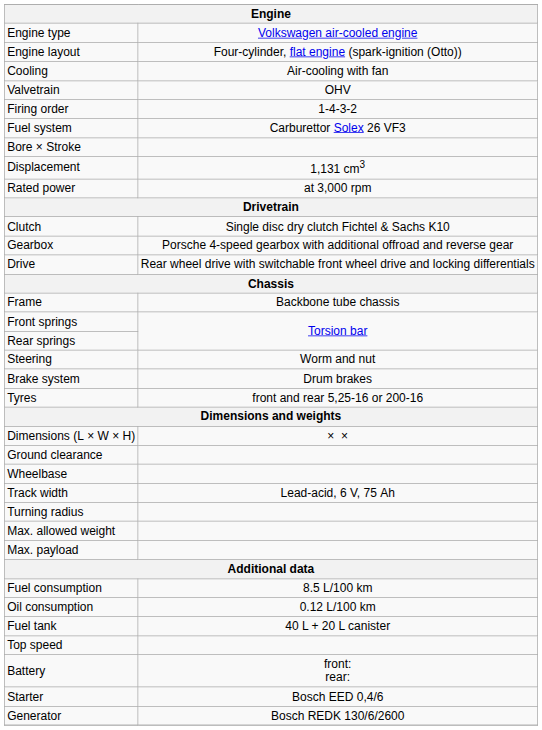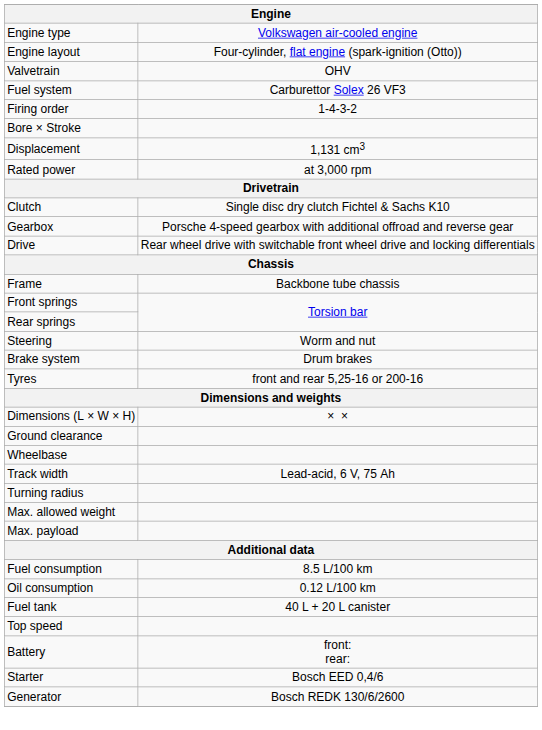- row: (27, 71)
rows swapped: (39, 128) <-> (38, 109)
